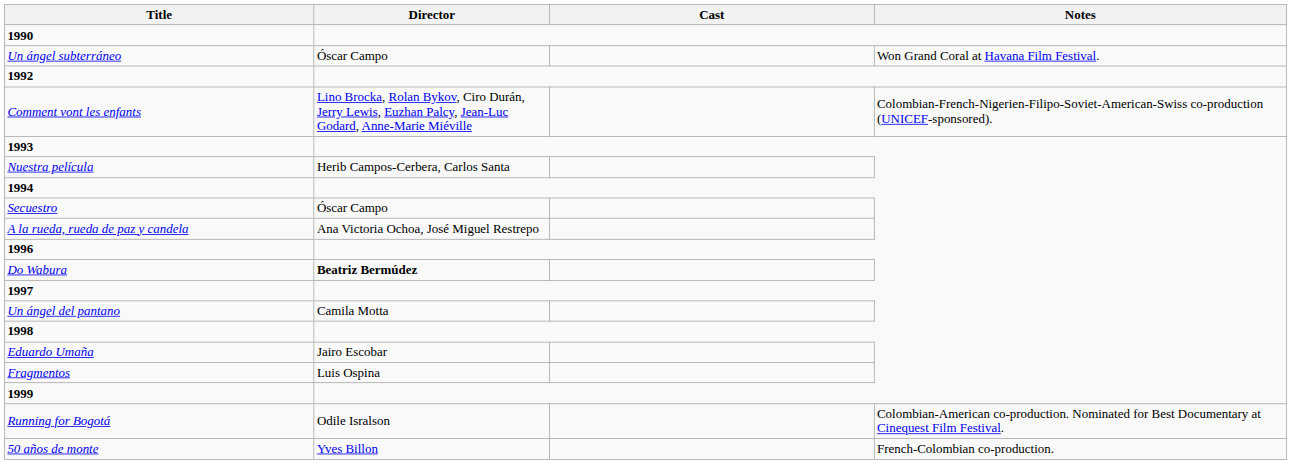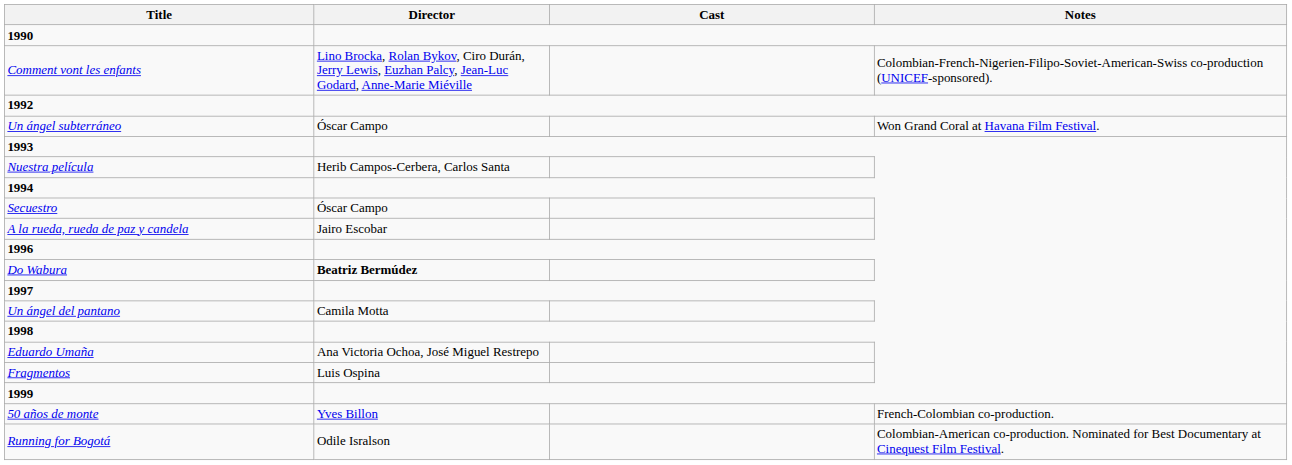rows swapped: (74, 111) <-> (64, 55)
(428, 228) Ana Victoria Ochoa, José Miguel Restrepo -> (352, 228) Jairo Escobar
(352, 352) Jairo Escobar -> (428, 352) Ana Victoria Ochoa, José Miguel Restrepo
rows swapped: (53, 449) <-> (59, 421)
